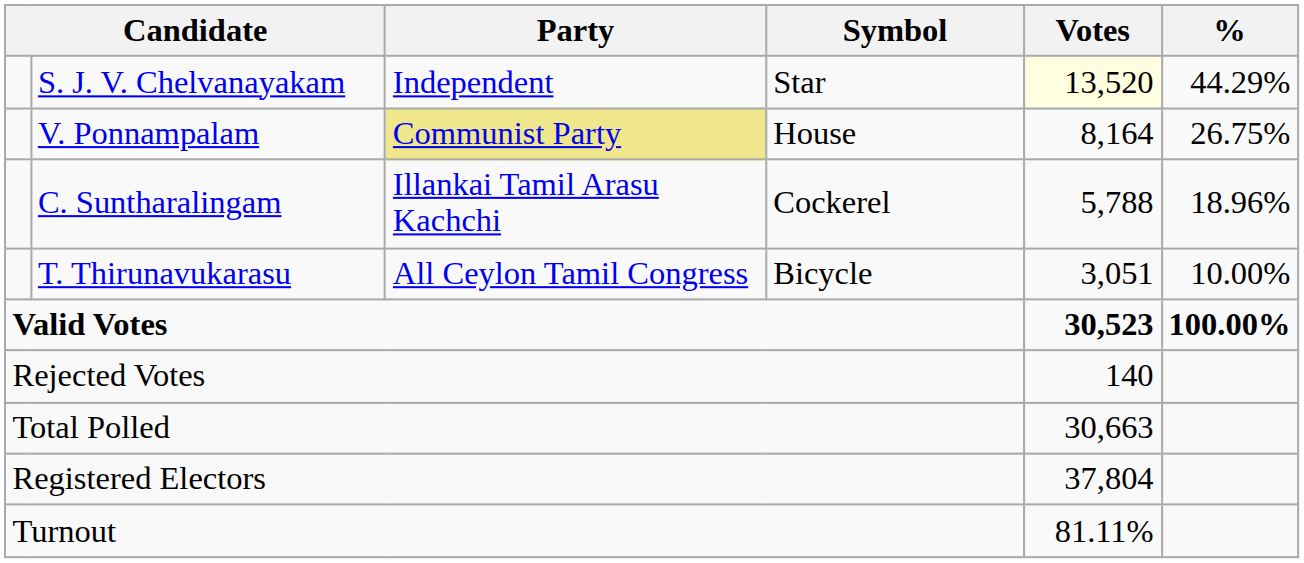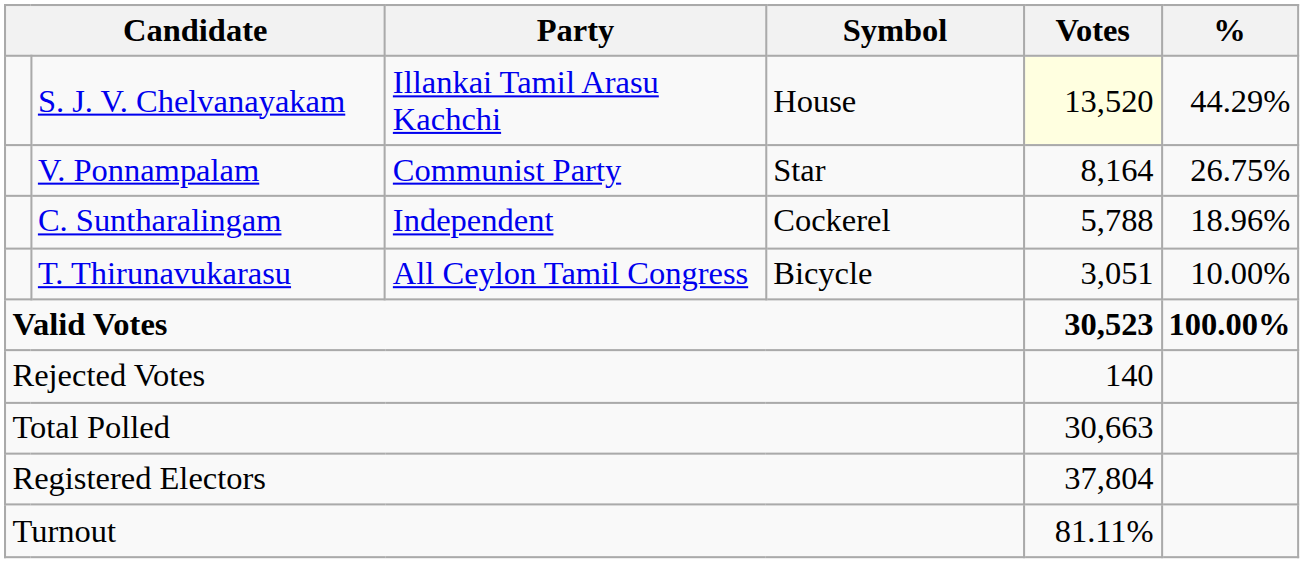(473, 81) Independent -> (526, 100) Illankai Tamil Arasu Kachchi
(799, 81) Star -> (815, 100) House
(507, 133) khaki background -> (507, 169) no background
(815, 133) House -> (799, 169) Star
(526, 203) Illankai Tamil Arasu Kachchi -> (473, 221) Independent
